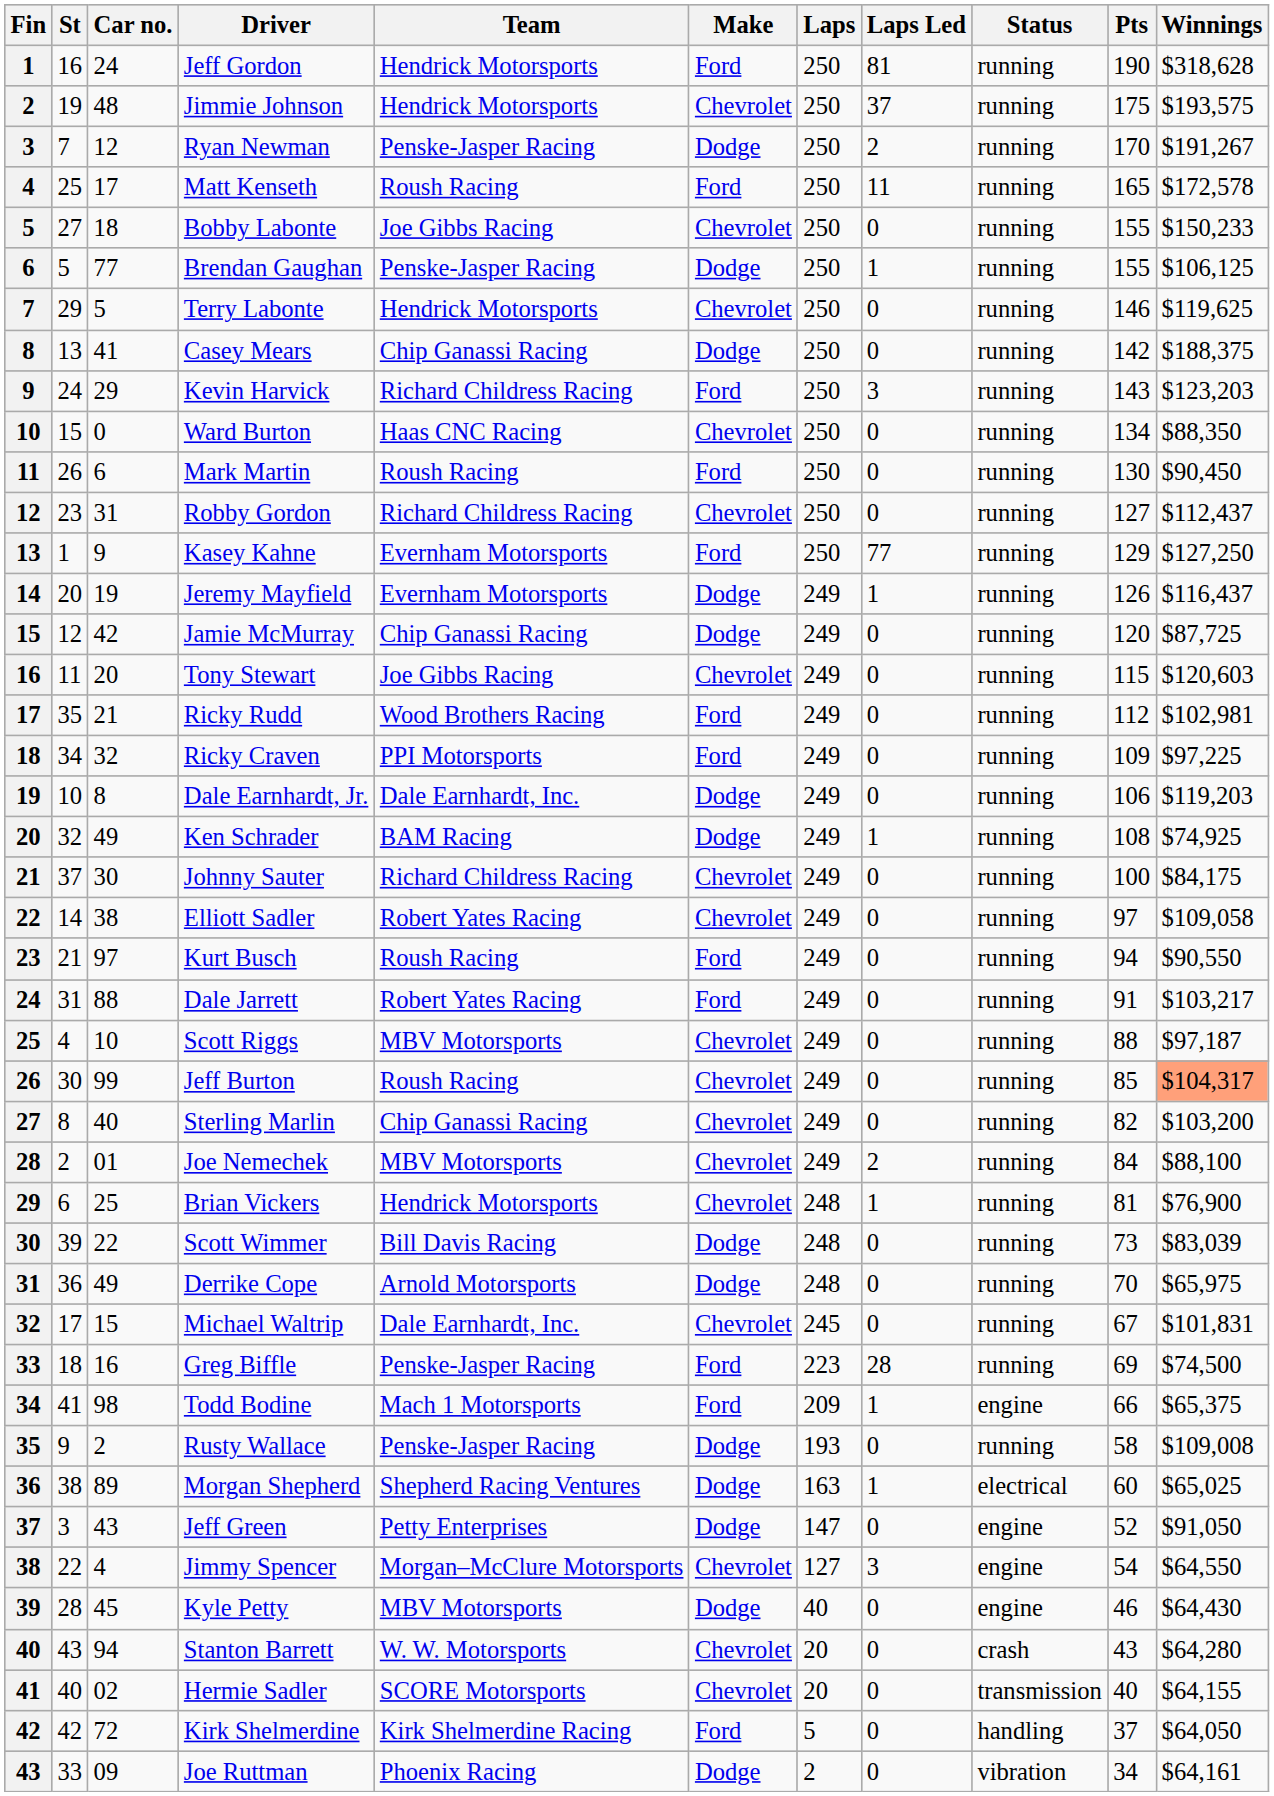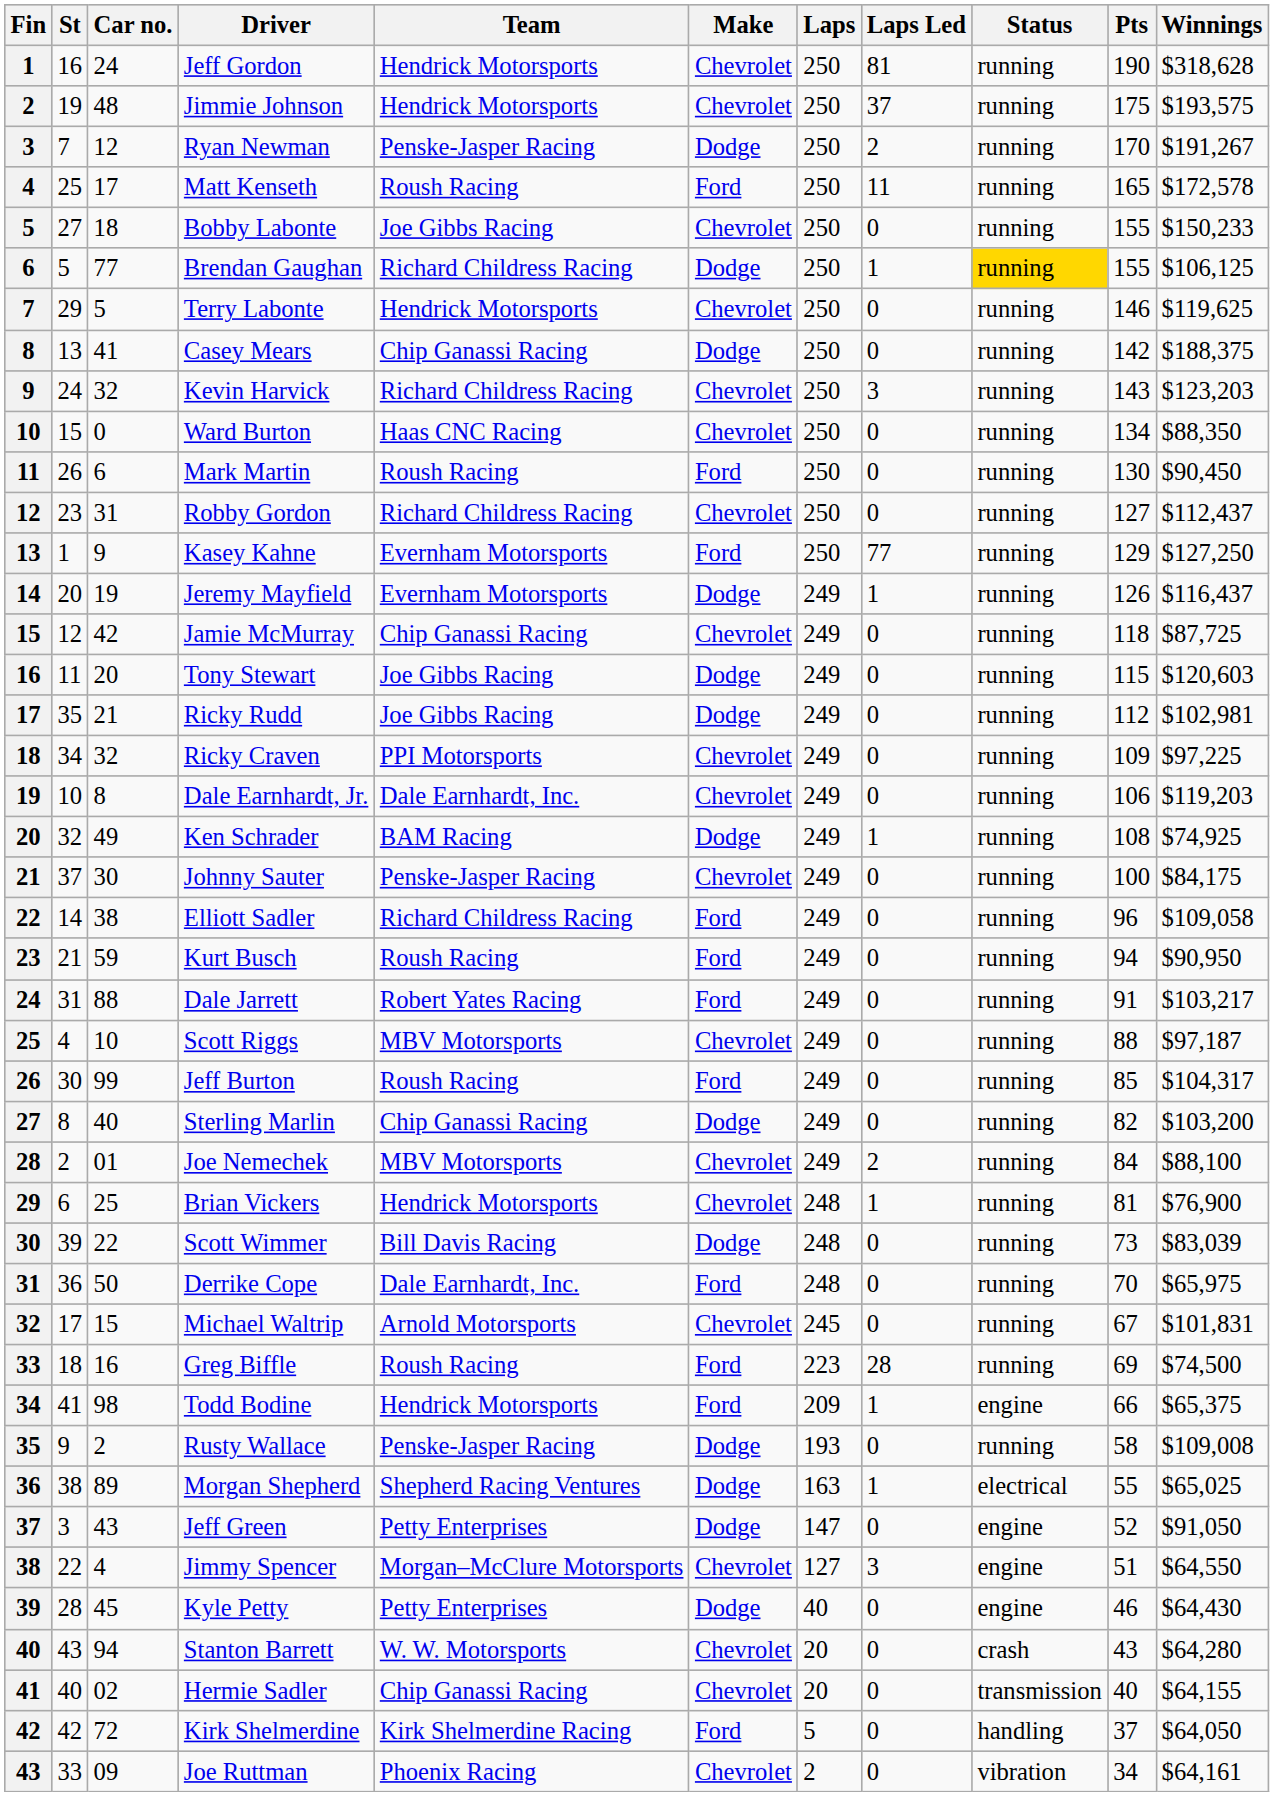(718, 65) Ford -> (743, 65) Chevrolet
(487, 268) Penske-Jasper Racing -> (506, 268) Richard Childress Racing
(1016, 268) no background -> (1016, 268) gold background
(106, 390) 29 -> (106, 390) 32
(718, 390) Ford -> (743, 390) Chevrolet
(728, 634) Dodge -> (743, 634) Chevrolet
(1132, 634) 120 -> (1131, 634) 118
(743, 674) Chevrolet -> (728, 674) Dodge
(492, 715) Wood Brothers Racing -> (467, 715) Joe Gibbs Racing
(718, 715) Ford -> (728, 715) Dodge
(718, 755) Ford -> (743, 755) Chevrolet
(728, 796) Dodge -> (743, 796) Chevrolet
(506, 877) Richard Childress Racing -> (487, 877) Penske-Jasper Racing
(481, 918) Robert Yates Racing -> (506, 918) Richard Childress Racing
(743, 918) Chevrolet -> (718, 918) Ford
(1126, 918) 97 -> (1126, 918) 96
(106, 958) 97 -> (106, 958) 59
(1202, 958) $90,550 -> (1202, 958) $90,950
(743, 1080) Chevrolet -> (718, 1080) Ford
(1208, 1080) lightsalmon background -> (1208, 1080) no background
(743, 1121) Chevrolet -> (728, 1121) Dodge
(106, 1283) 49 -> (106, 1283) 50
(478, 1283) Arnold Motorsports -> (480, 1283) Dale Earnhardt, Inc.
(728, 1283) Dodge -> (718, 1283) Ford
(480, 1324) Dale Earnhardt, Inc. -> (478, 1324) Arnold Motorsports
(487, 1364) Penske-Jasper Racing -> (449, 1364) Roush Racing
(480, 1405) Mach 1 Motorsports -> (489, 1405) Hendrick Motorsports
(1126, 1486) 60 -> (1126, 1486) 55
(1126, 1567) 54 -> (1126, 1567) 51
(471, 1608) MBV Motorsports -> (463, 1608) Petty Enterprises
(483, 1689) SCORE Motorsports -> (484, 1689) Chip Ganassi Racing
(728, 1770) Dodge -> (743, 1770) Chevrolet
